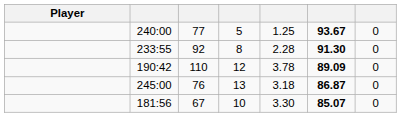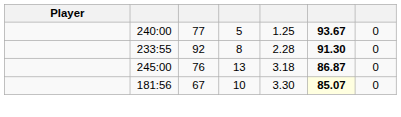- row: (154, 67)
(331, 103) no background -> (331, 85) lightyellow background
